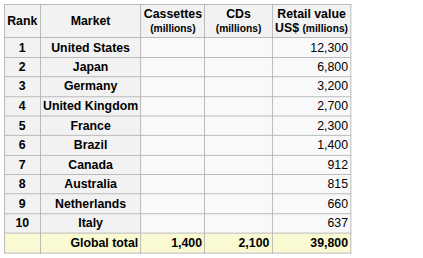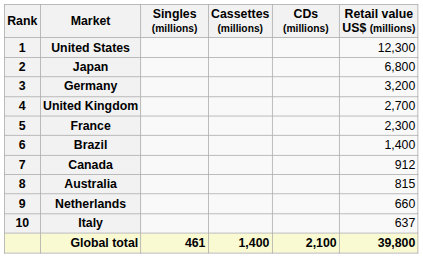+ column: (175, 21)
